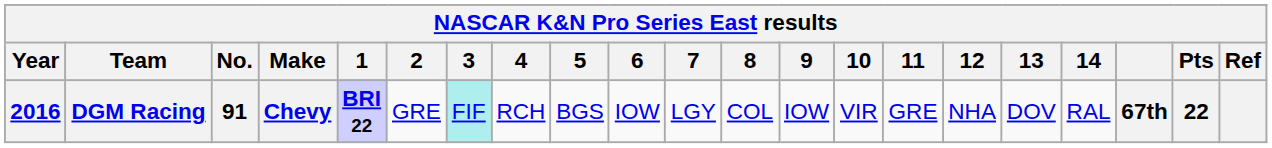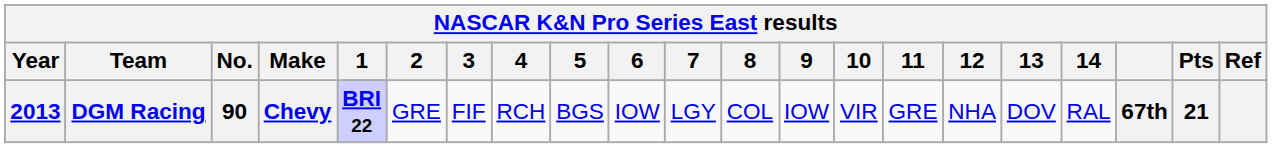(35, 111) 2016 -> (35, 111) 2013
(235, 111) 91 -> (235, 111) 90
(469, 111) paleturquoise background -> (469, 111) no background
(1196, 111) 22 -> (1196, 111) 21
